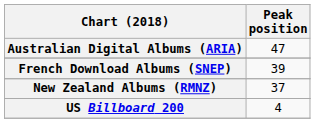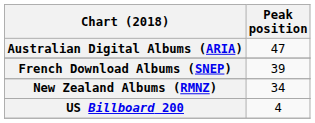(278, 88) 37 -> (278, 88) 34
